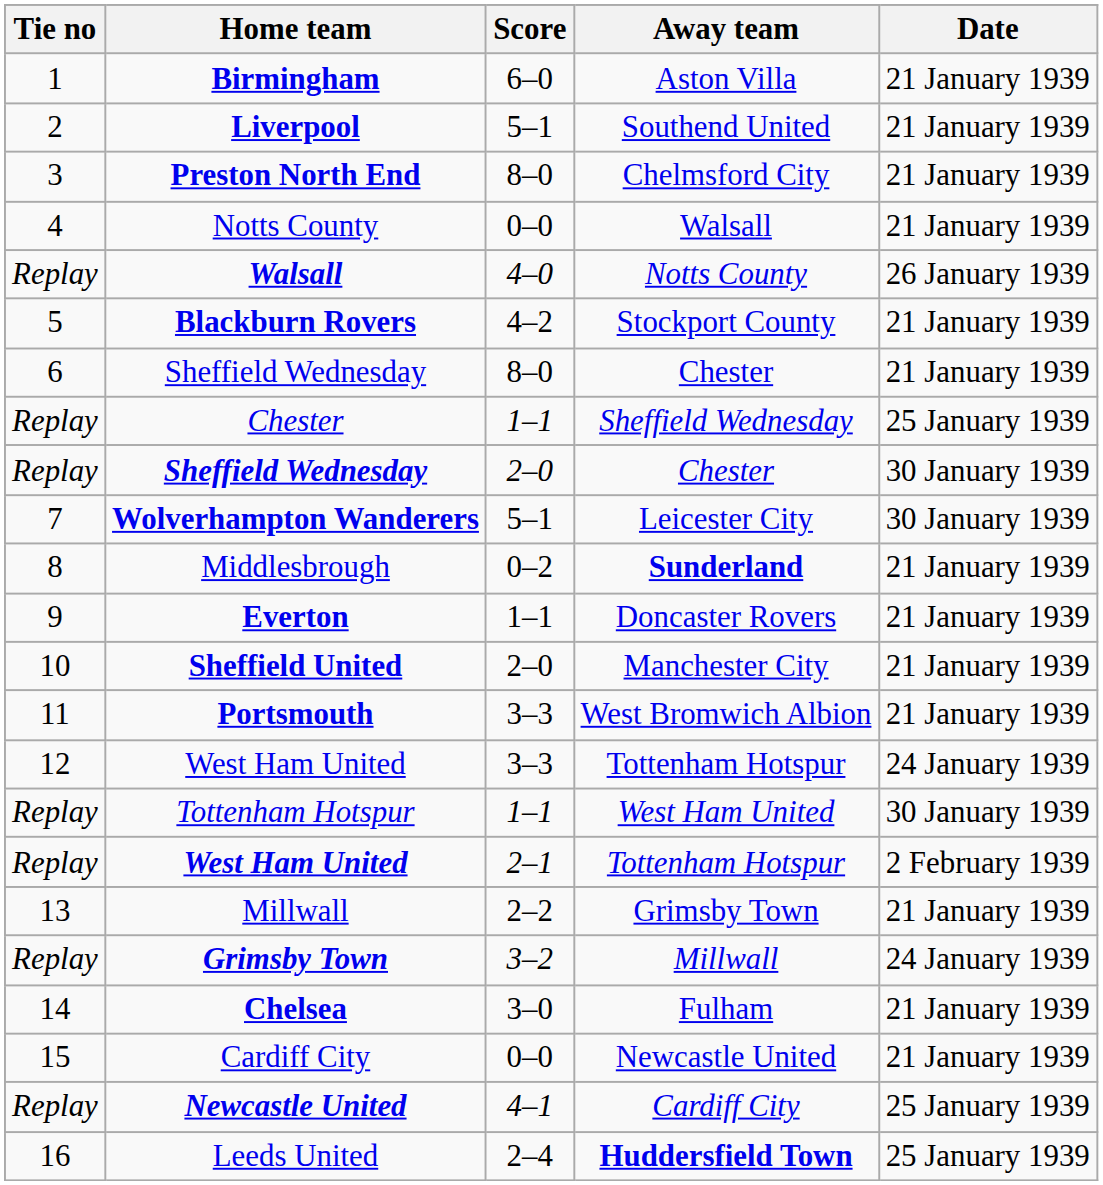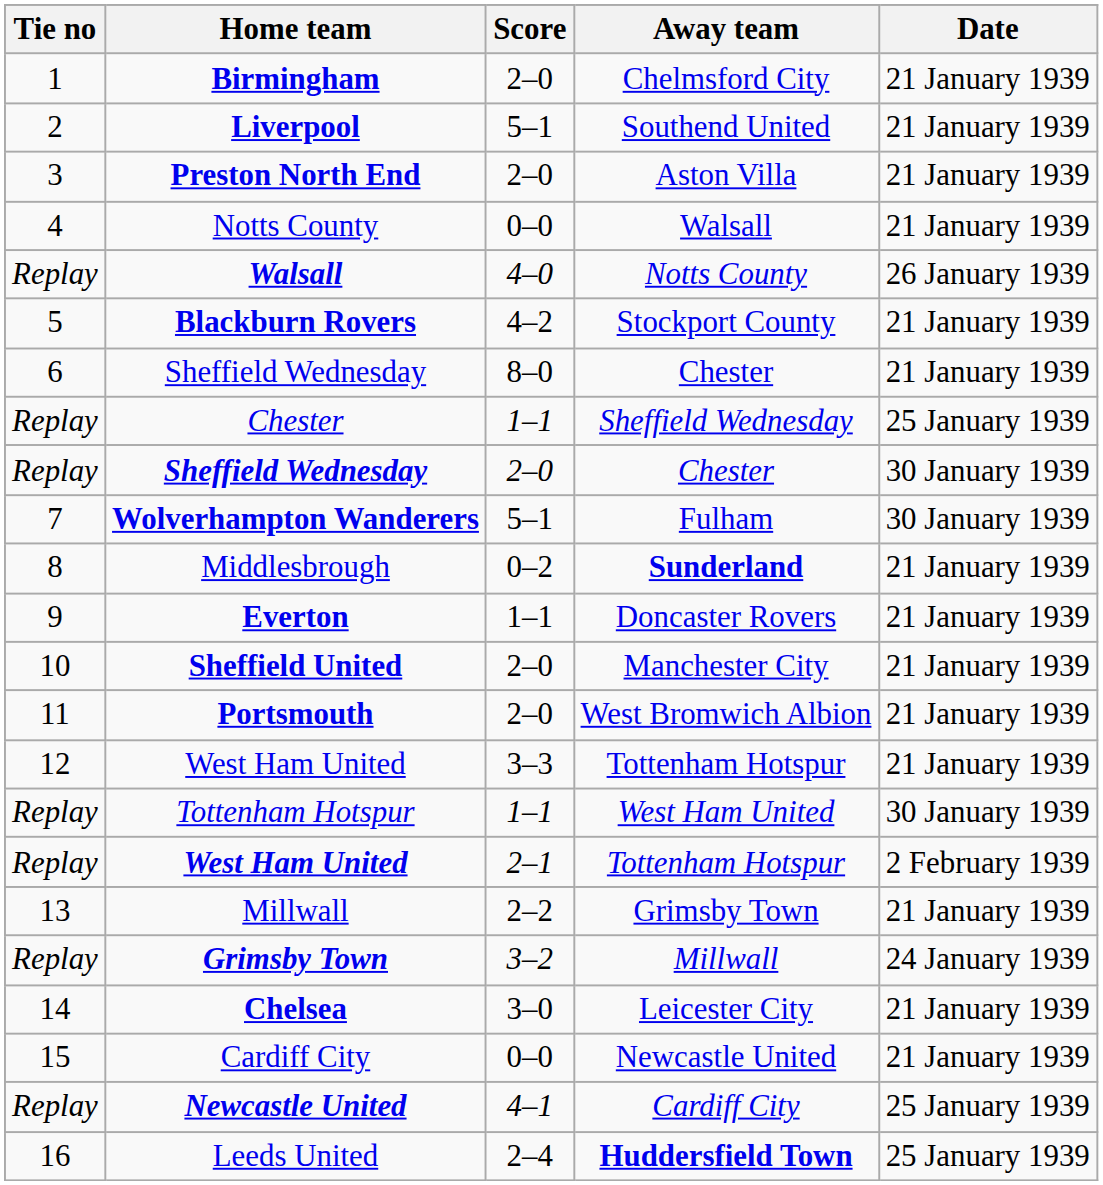(530, 77) 6–0 -> (530, 77) 2–0
(726, 77) Aston Villa -> (726, 77) Chelmsford City
(530, 175) 8–0 -> (530, 175) 2–0
(726, 175) Chelmsford City -> (726, 175) Aston Villa
(726, 518) Leicester City -> (726, 518) Fulham
(530, 714) 3–3 -> (530, 714) 2–0
(988, 763) 24 January 1939 -> (988, 763) 21 January 1939
(726, 1008) Fulham -> (726, 1008) Leicester City
